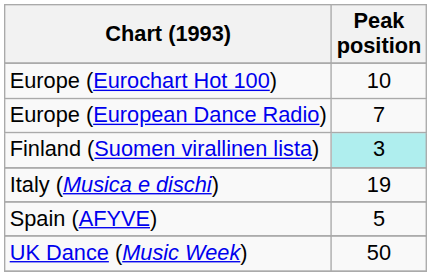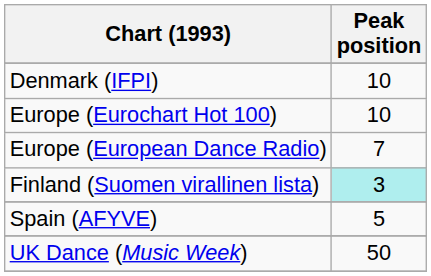+ row: (84, 80)
- row: (114, 184)
